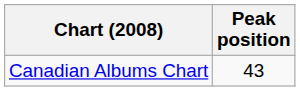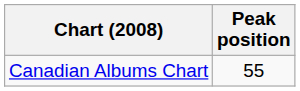(254, 70) 43 -> (254, 70) 55
